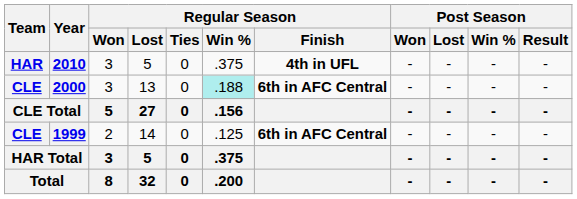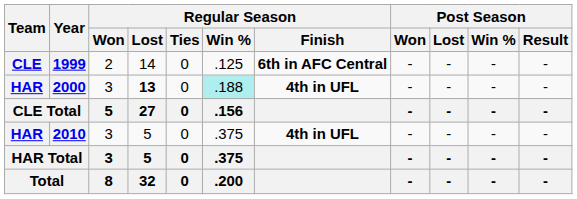rows swapped: (69, 134) <-> (69, 64)
(27, 87) CLE -> (27, 87) HAR
(147, 87) normal -> (147, 87) bold
(322, 87) 6th in AFC Central -> (322, 87) 4th in UFL
